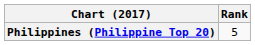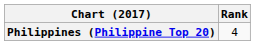(235, 32) 5 -> (235, 32) 4
